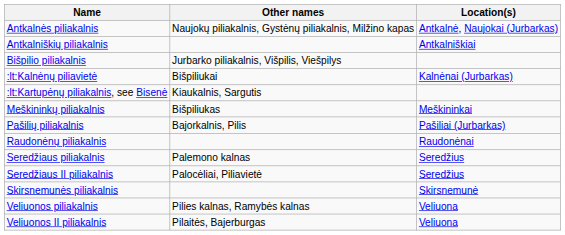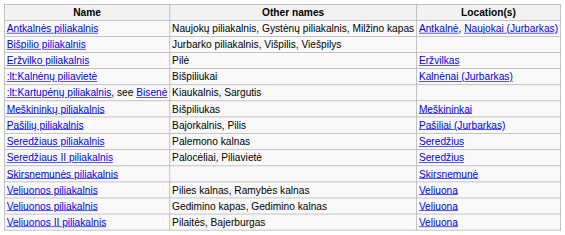- row: (57, 45)
+ row: (48, 61)
- row: (56, 142)
+ row: (52, 206)
